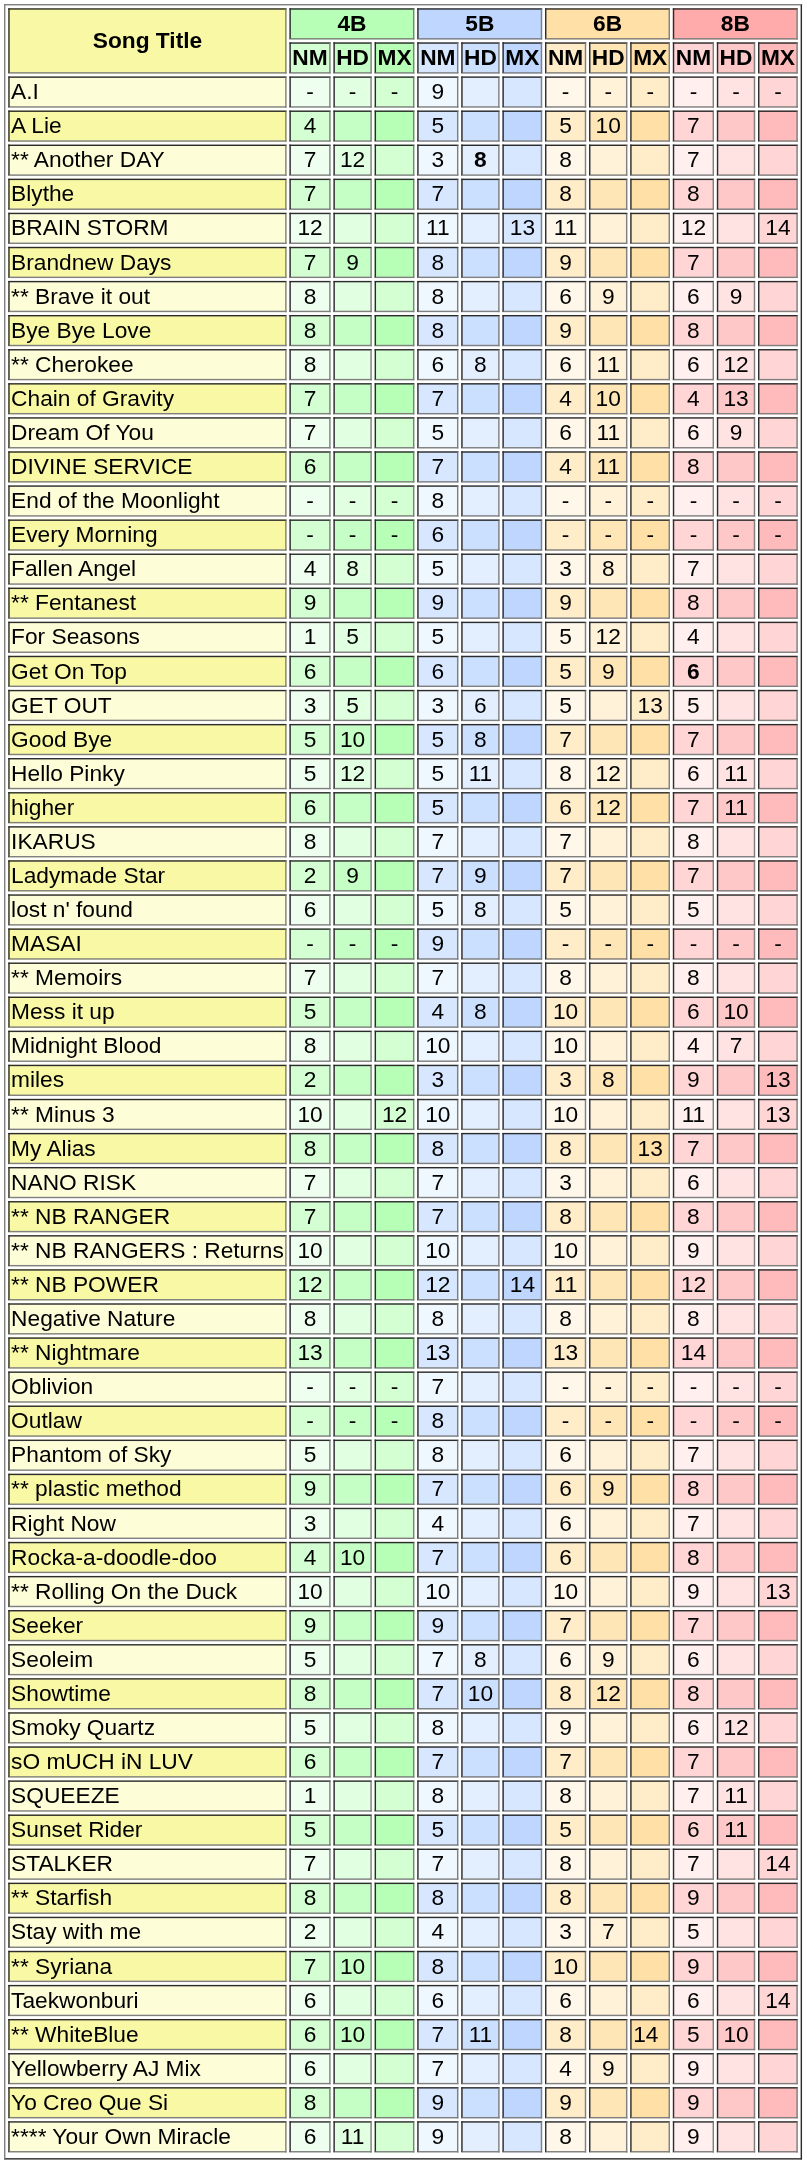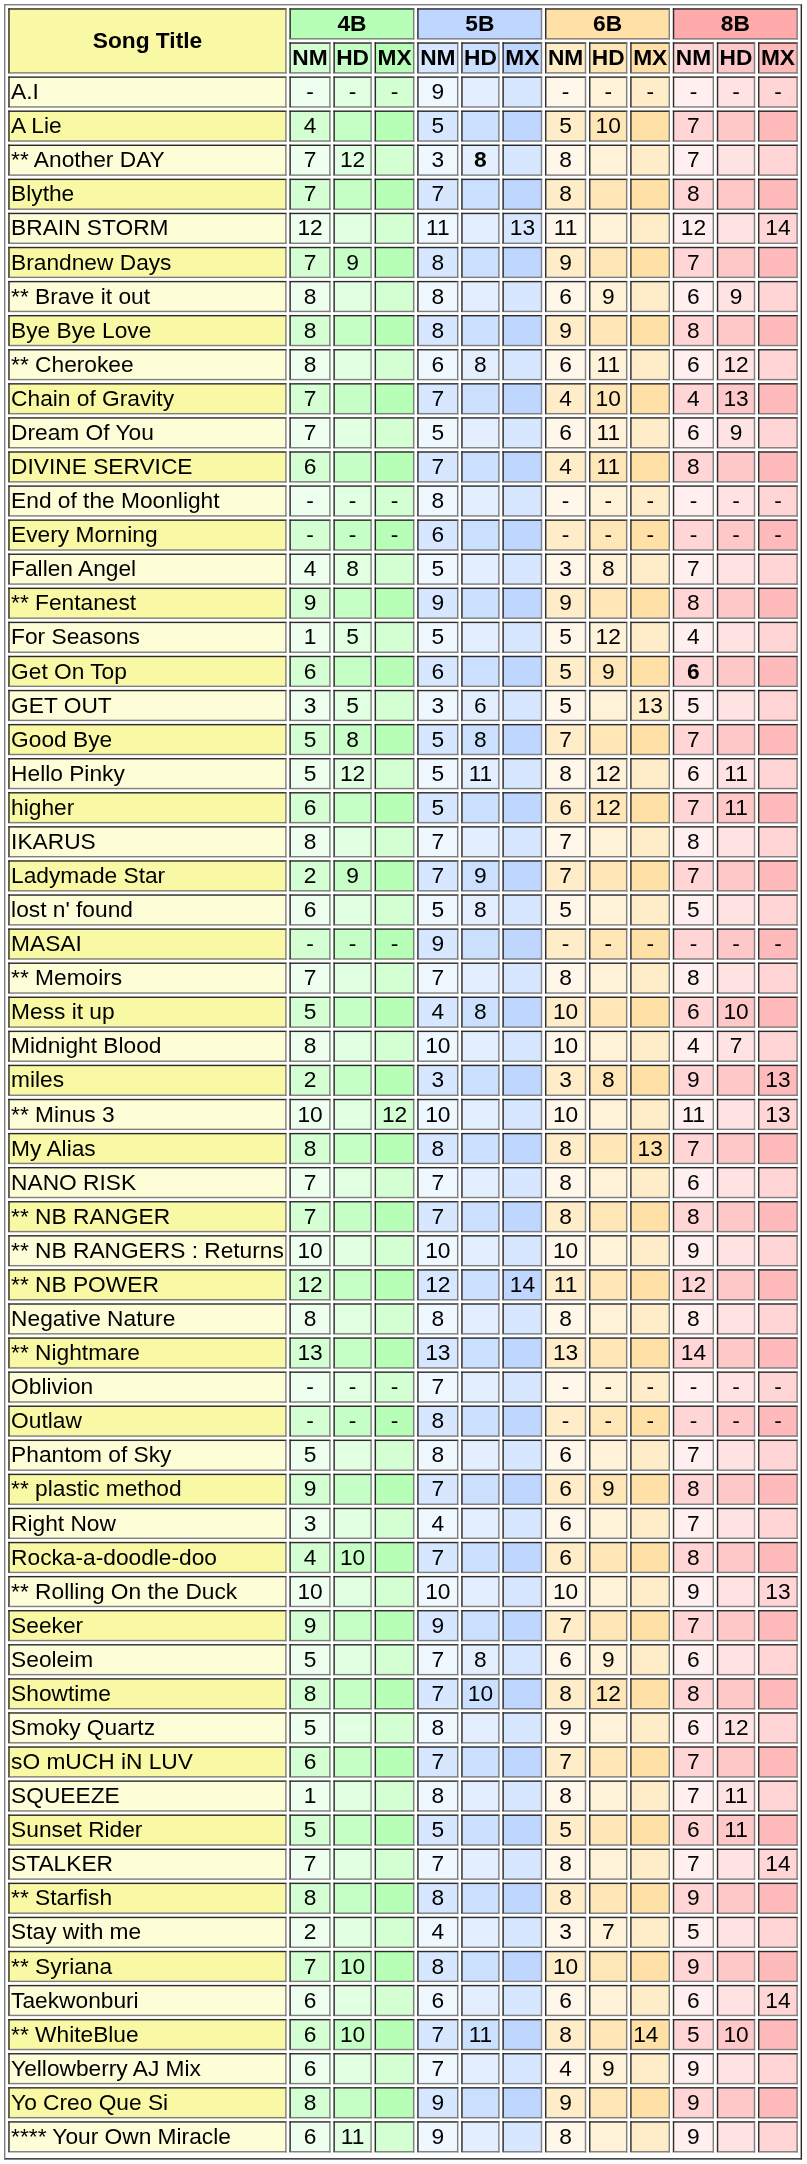(353, 739) 10 -> (353, 739) 8
(566, 1182) 3 -> (566, 1182) 8
